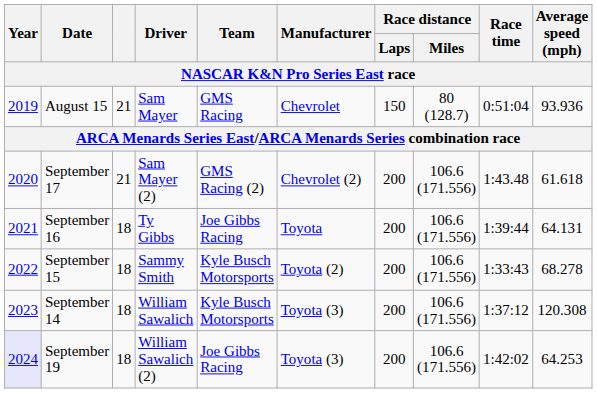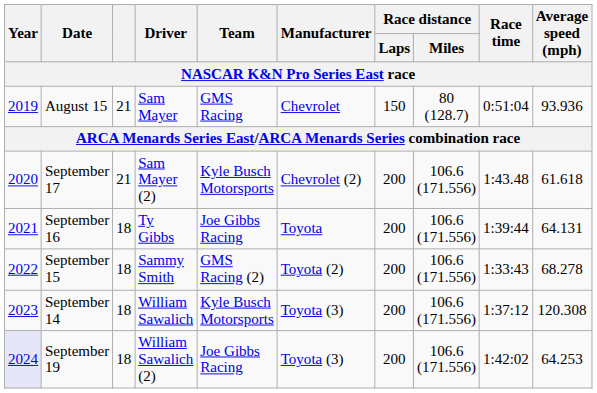(232, 179) GMS Racing (2) -> (237, 179) Kyle Busch Motorsports
(237, 269) Kyle Busch Motorsports -> (232, 269) GMS Racing (2)
